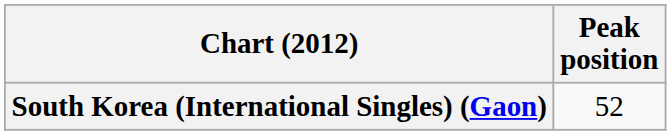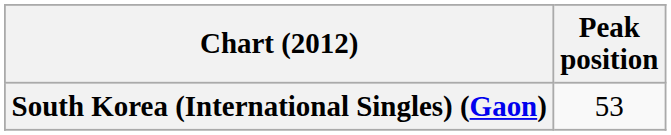(609, 105) 52 -> (609, 105) 53
